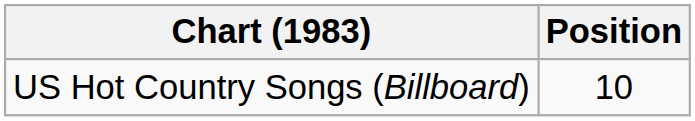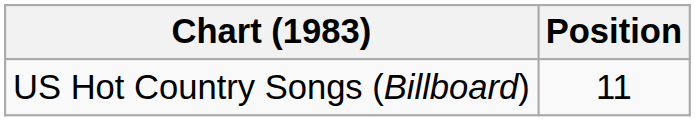(614, 86) 10 -> (614, 86) 11
